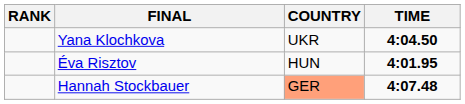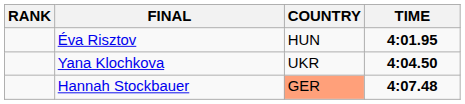rows swapped: (97, 63) <-> (111, 39)
